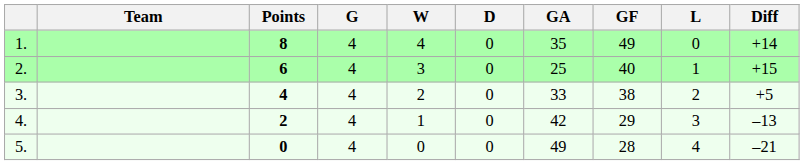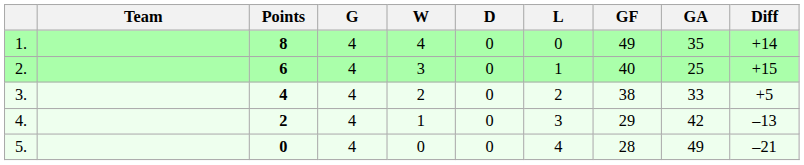columns swapped: (696, 17) <-> (558, 17)
